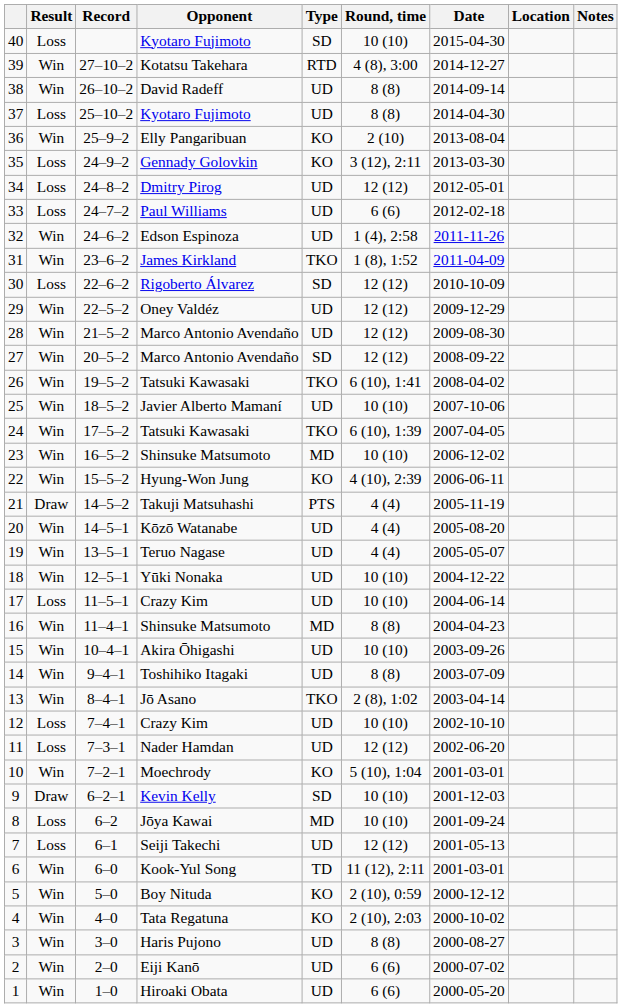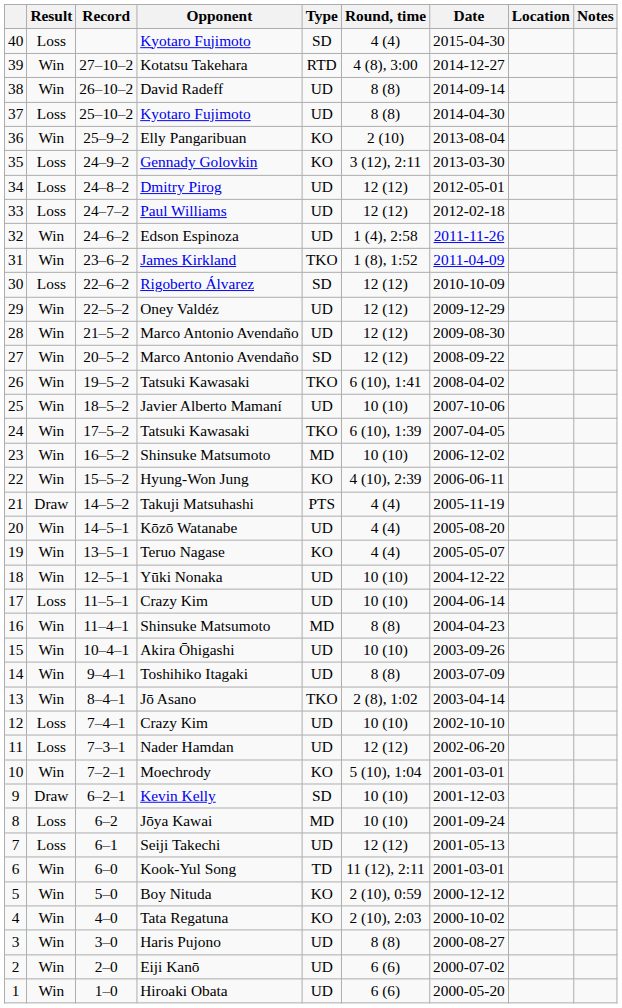(385, 41) 10 (10) -> (385, 41) 4 (4)
(385, 211) 6 (6) -> (385, 211) 12 (12)
(322, 552) UD -> (322, 552) KO
